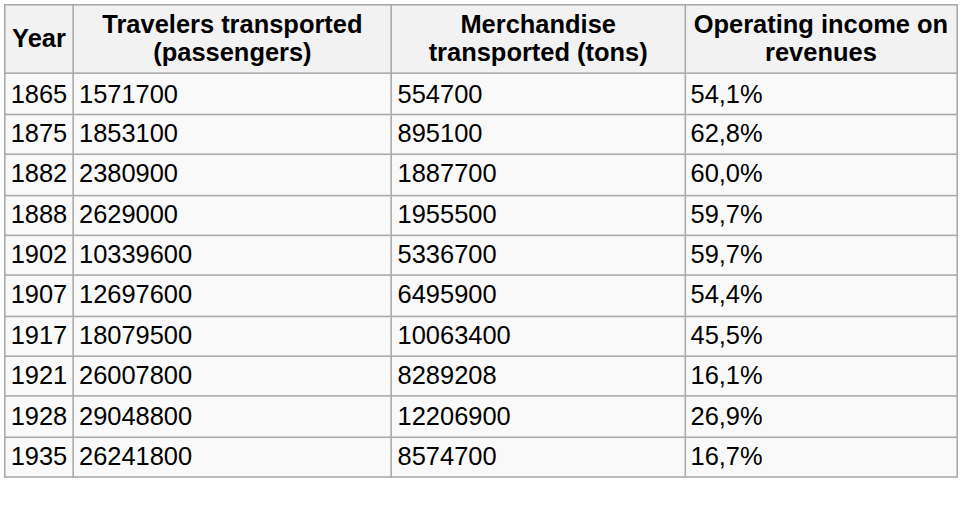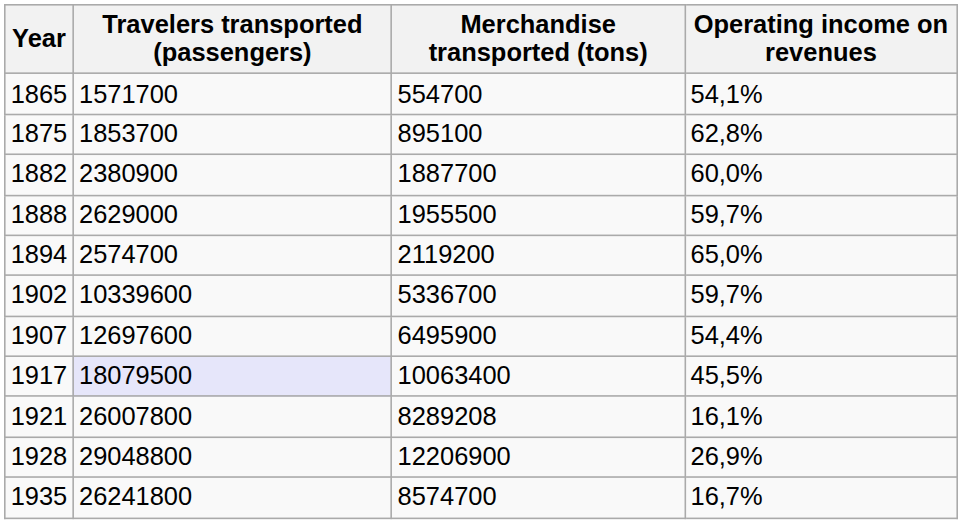(129, 133) 1853100 -> (129, 133) 1853700
+ row: (39, 255)
(136, 335) no background -> (136, 376) lavender background
